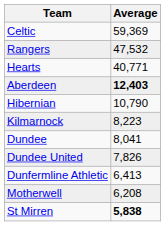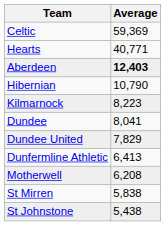- row: (28, 49)
(127, 157) 7,826 -> (127, 139) 7,829
(127, 211) bold -> (127, 193) normal
+ row: (40, 211)
